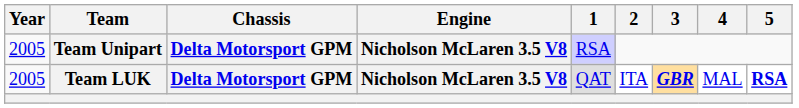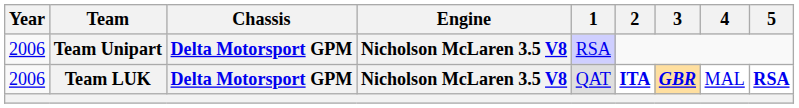(27, 48) 2005 -> (27, 48) 2006
(27, 78) 2005 -> (27, 78) 2006
(634, 78) normal -> (635, 78) bold
